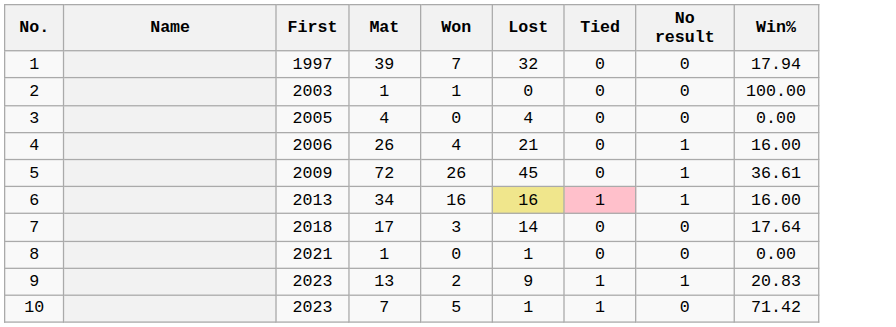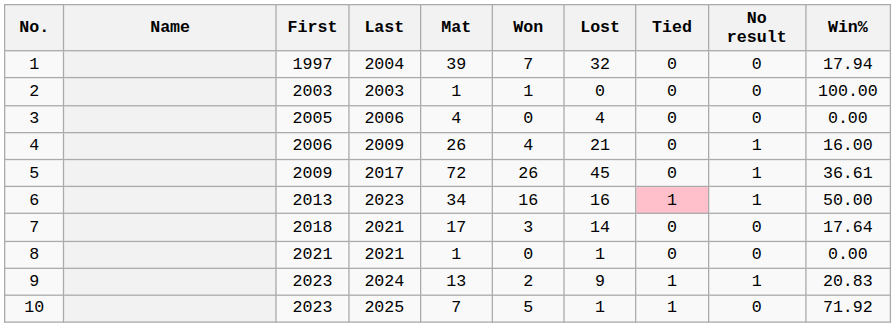+ column: (384, 28)
(528, 200) khaki background -> (600, 200) no background
(776, 200) 16.00 -> (848, 200) 50.00
(776, 309) 71.42 -> (848, 309) 71.92
